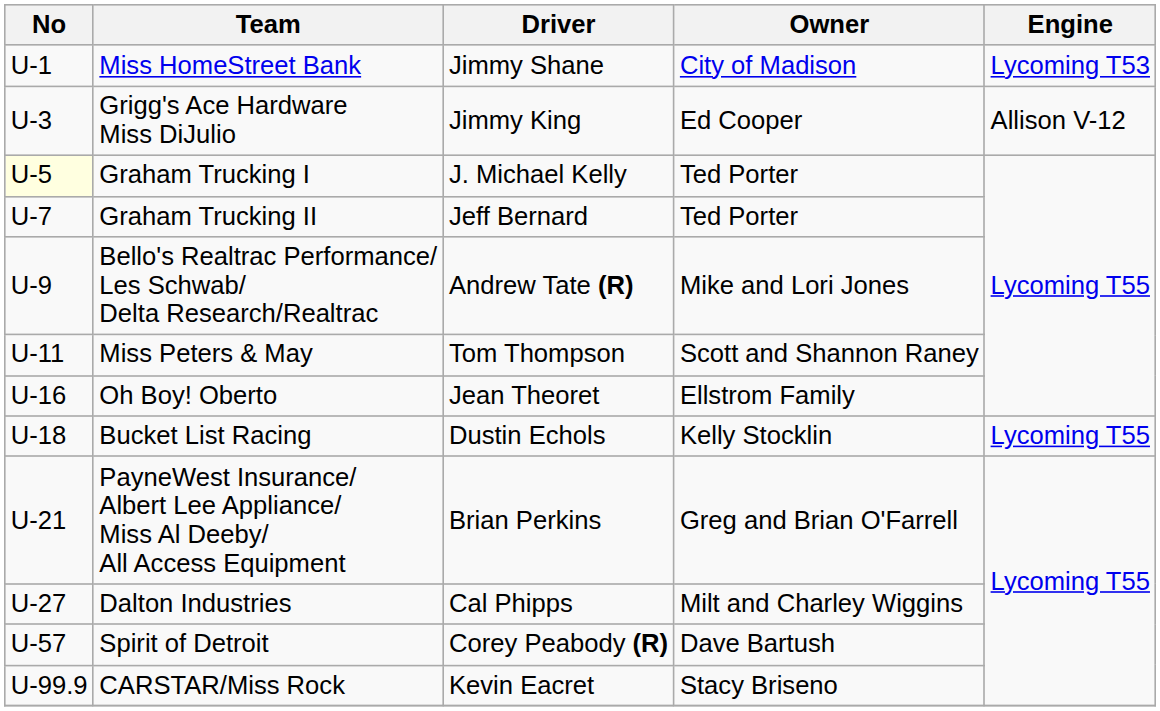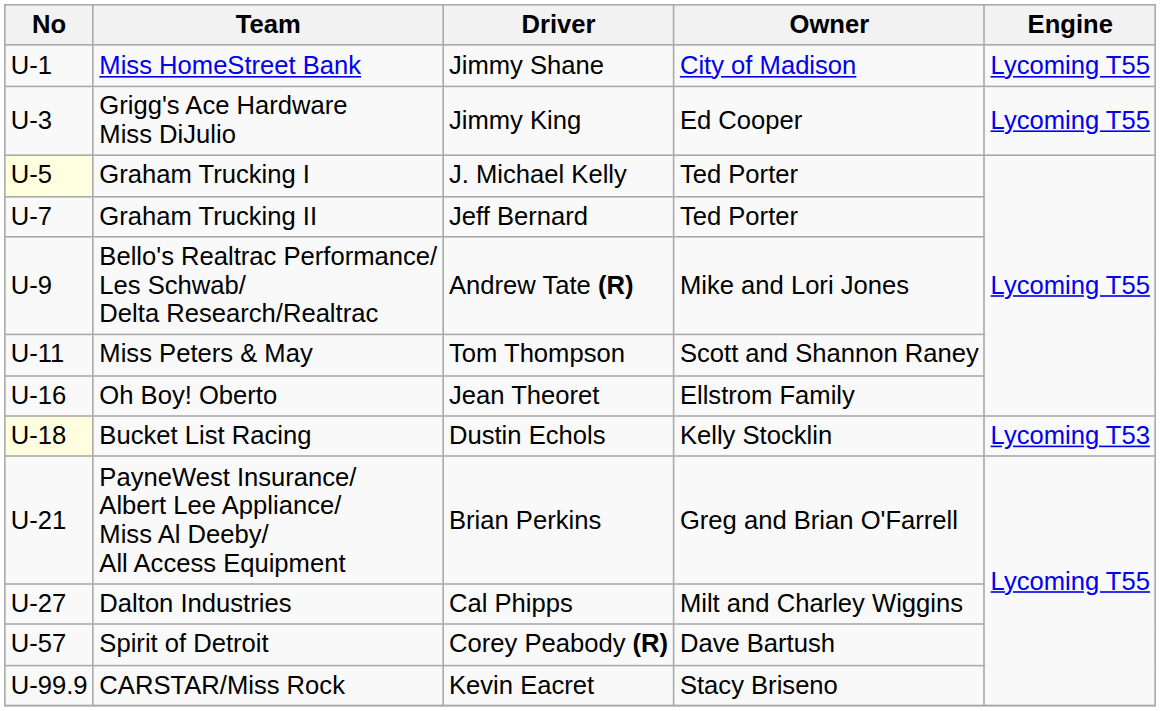(1070, 65) Lycoming T53 -> (1070, 65) Lycoming T55
(1058, 120) Allison V-12 -> (1070, 120) Lycoming T55
(38, 436) no background -> (38, 436) lightyellow background
(1070, 436) Lycoming T55 -> (1070, 436) Lycoming T53
